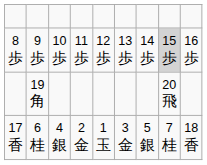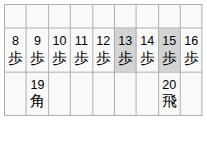(125, 50) no background -> (125, 50) lightgrey background
- row: (15, 137)
